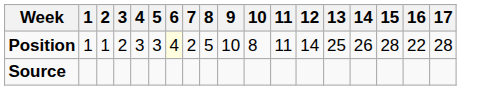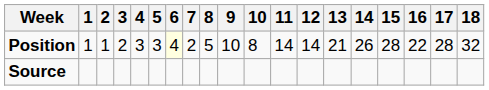+ column: (471, 17)
(283, 44) 11 -> (284, 44) 14
(336, 44) 25 -> (337, 44) 21
